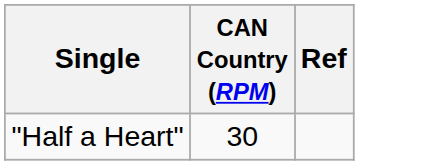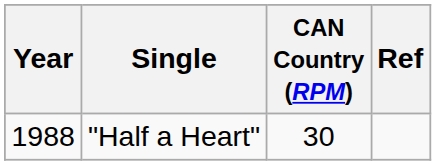+ column: (43, 59)
